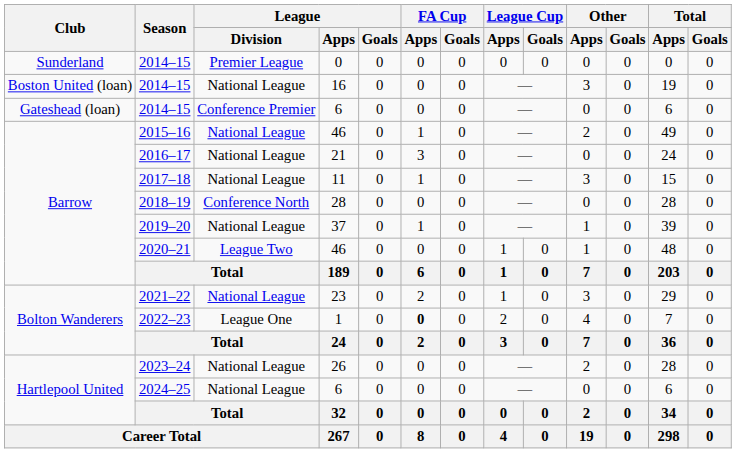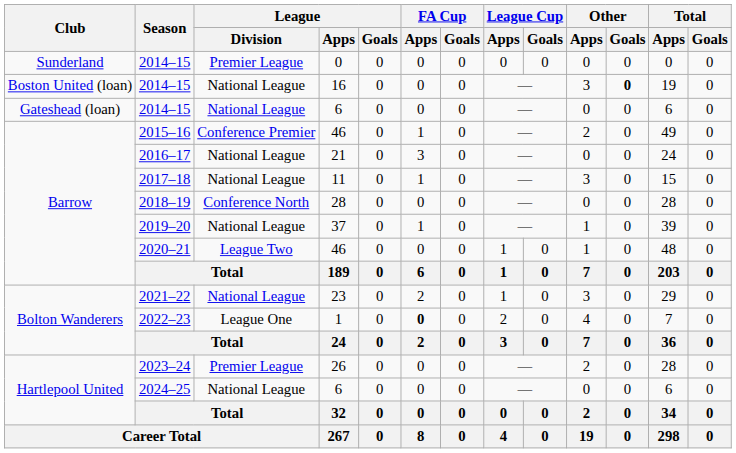(628, 86) normal -> (628, 86) bold
(256, 109) Conference Premier -> (256, 109) National League
(256, 132) National League -> (256, 132) Conference Premier
(256, 366) National League -> (256, 366) Premier League
